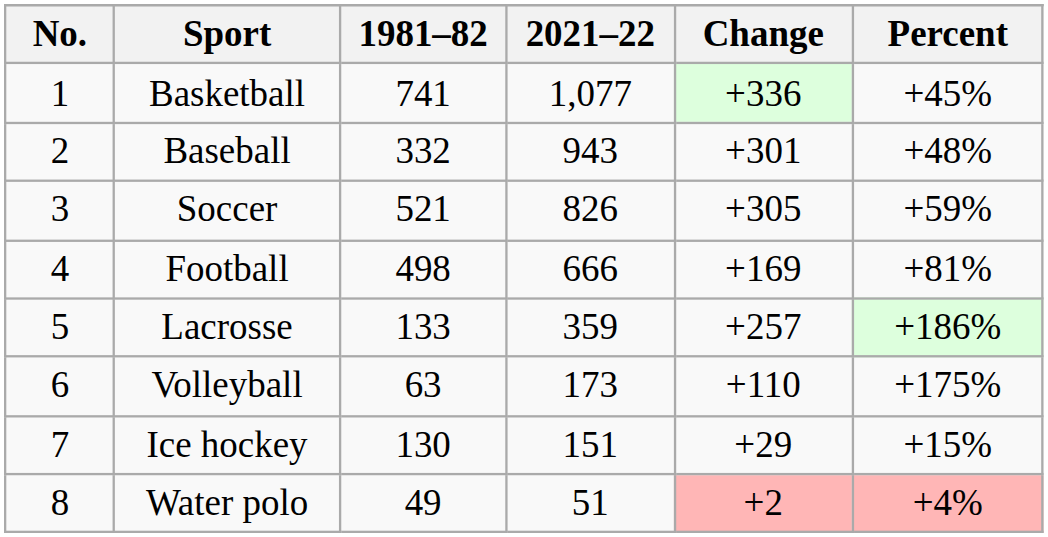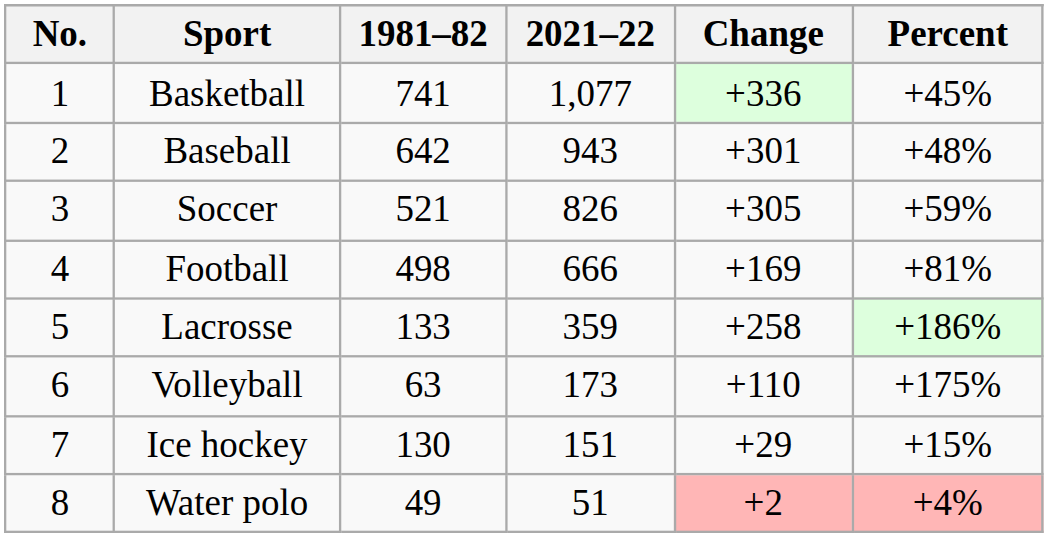(423, 151) 332 -> (423, 151) 642
(763, 326) +257 -> (763, 326) +258
